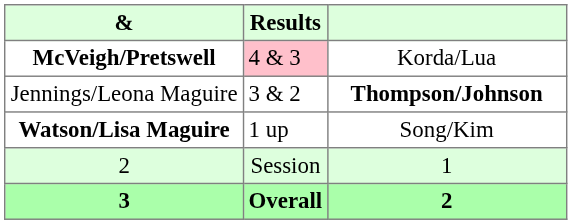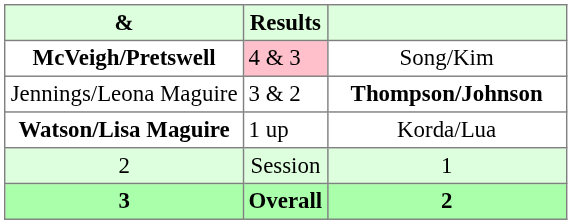(447, 58) Korda/Lua -> (447, 58) Song/Kim
(447, 129) Song/Kim -> (447, 129) Korda/Lua
